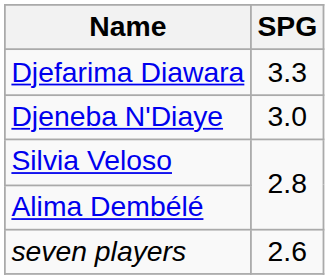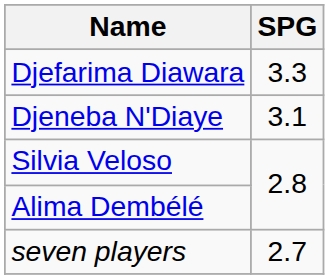(287, 116) 3.0 -> (287, 116) 3.1
(287, 251) 2.6 -> (287, 251) 2.7
